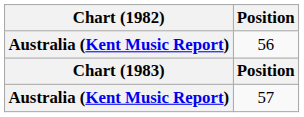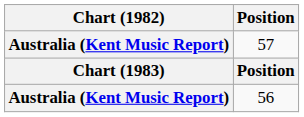rows swapped: (266, 97) <-> (266, 44)
